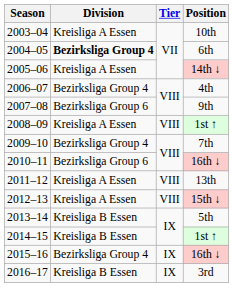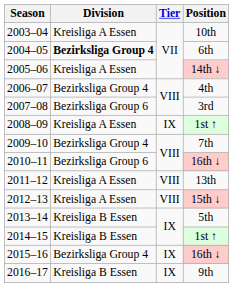(206, 106) 9th -> (206, 106) 3rd
(170, 124) VIII -> (170, 124) IX
(206, 273) 3rd -> (206, 273) 9th
